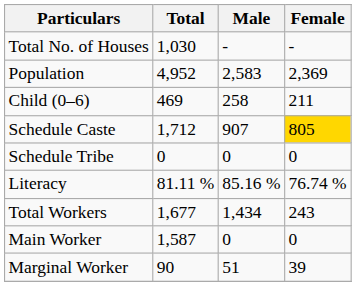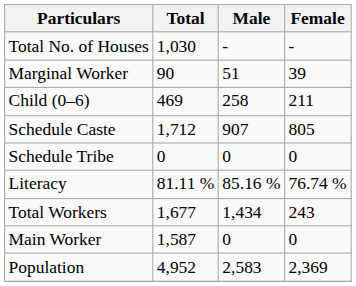rows swapped: (46, 73) <-> (68, 267)
(302, 128) gold background -> (302, 128) no background
